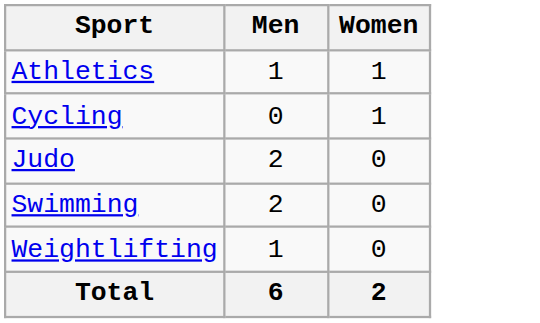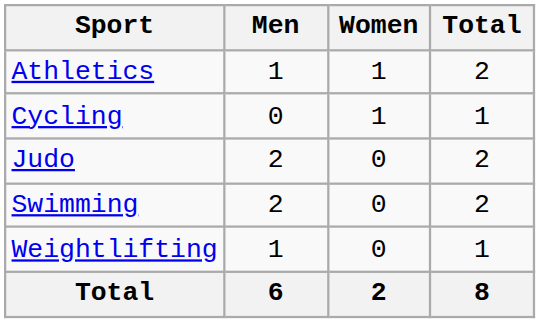+ column: (482, 27)
